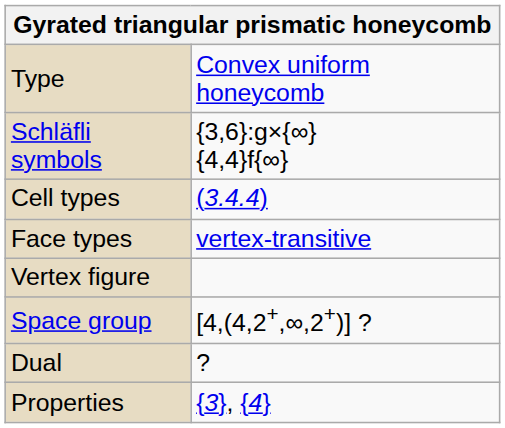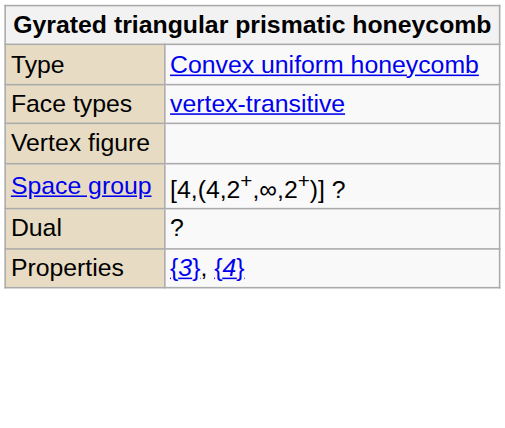- row: (56, 145)
- row: (65, 198)
